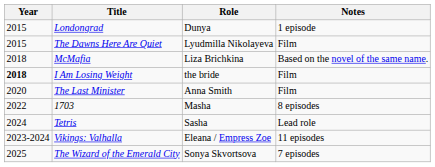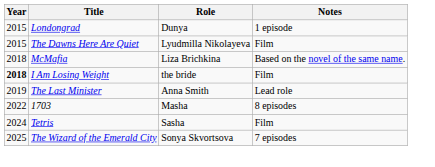(17, 91) 2020 -> (17, 91) 2019
(287, 91) Film -> (274, 91) Lead role
(297, 122) Lead role -> (264, 122) Film
- row: (88, 138)
